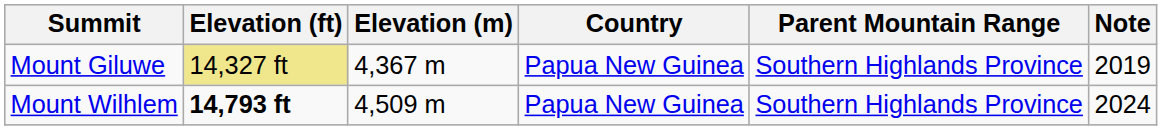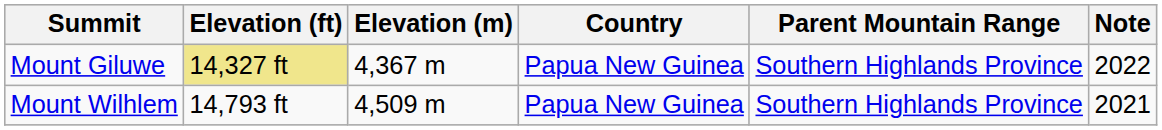(1123, 64) 2019 -> (1123, 64) 2022
(240, 104) bold -> (239, 104) normal
(1123, 104) 2024 -> (1123, 104) 2021
